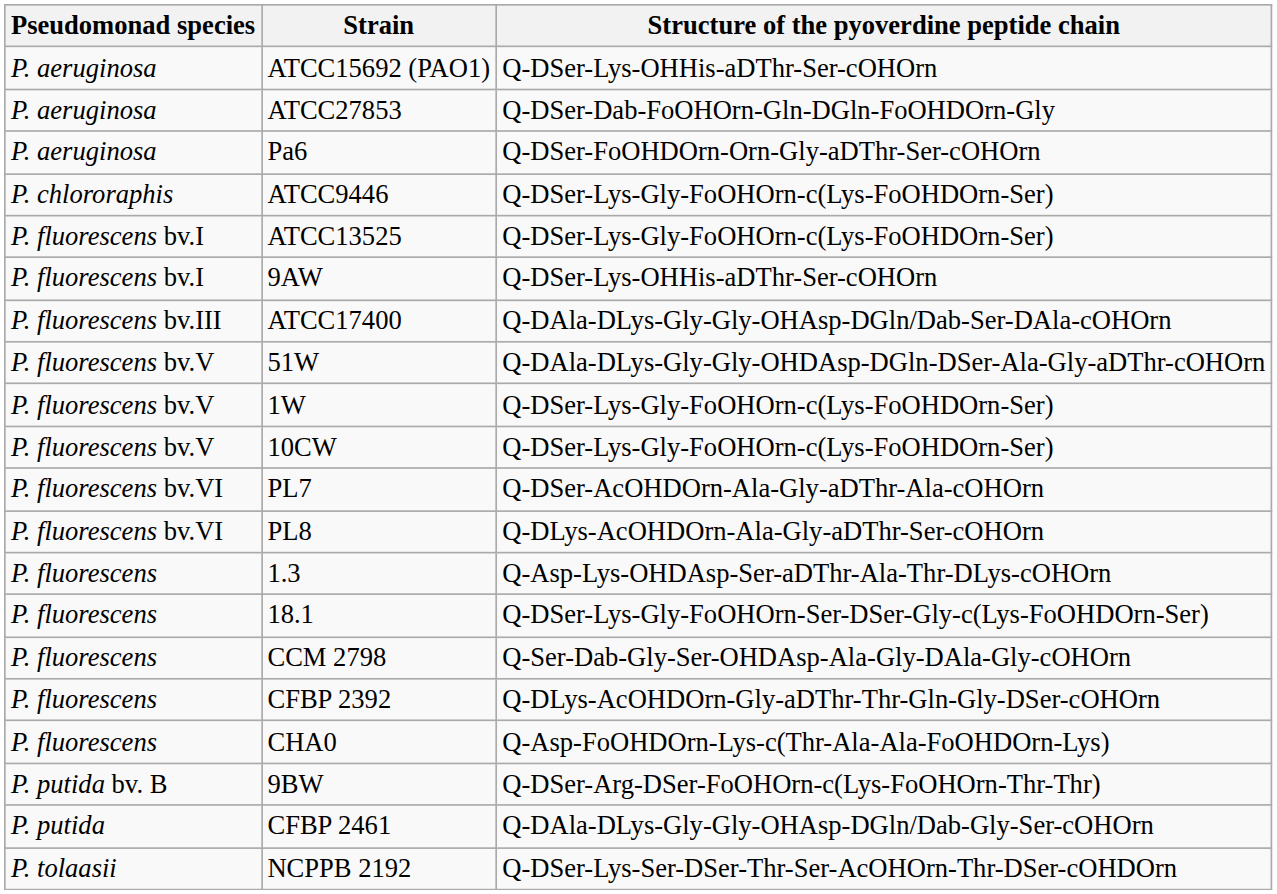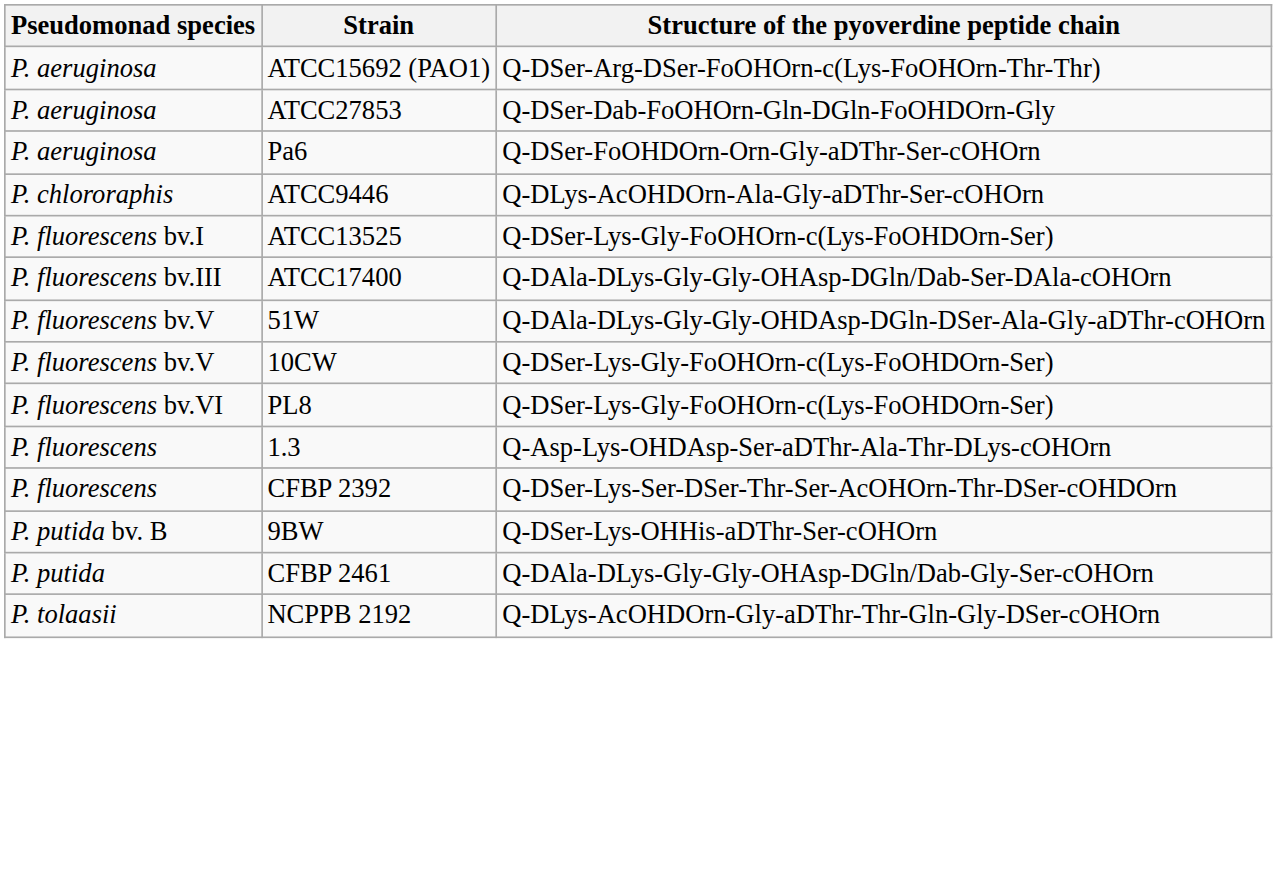(720, 67) Q-DSer-Lys-OHHis-aDThr-Ser-cOHOrn -> (801, 67) Q-DSer-Arg-DSer-FoOHOrn-c(Lys-FoOHOrn-Thr-Thr)
(778, 194) Q-DSer-Lys-Gly-FoOHOrn-c(Lys-FoOHDOrn-Ser) -> (773, 194) Q-DLys-AcOHDOrn-Ala-Gly-aDThr-Ser-cOHOrn
- row: (295, 278)
- row: (287, 404)
- row: (290, 488)
(773, 531) Q-DLys-AcOHDOrn-Ala-Gly-aDThr-Ser-cOHOrn -> (778, 404) Q-DSer-Lys-Gly-FoOHOrn-c(Lys-FoOHDOrn-Ser)
- row: (291, 615)
- row: (327, 657)
(831, 699) Q-DLys-AcOHDOrn-Gly-aDThr-Thr-Gln-Gly-DSer-cOHOrn -> (840, 488) Q-DSer-Lys-Ser-DSer-Thr-Ser-AcOHOrn-Thr-DSer-cOHDOrn
- row: (302, 741)
(801, 783) Q-DSer-Arg-DSer-FoOHOrn-c(Lys-FoOHOrn-Thr-Thr) -> (720, 531) Q-DSer-Lys-OHHis-aDThr-Ser-cOHOrn
(840, 868) Q-DSer-Lys-Ser-DSer-Thr-Ser-AcOHOrn-Thr-DSer-cOHDOrn -> (831, 615) Q-DLys-AcOHDOrn-Gly-aDThr-Thr-Gln-Gly-DSer-cOHOrn
